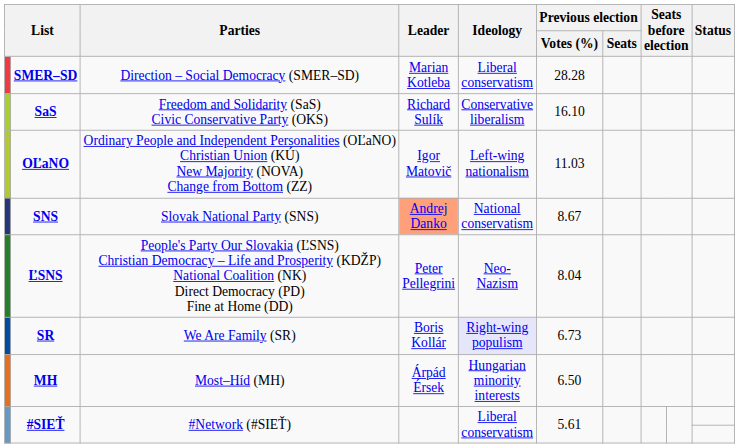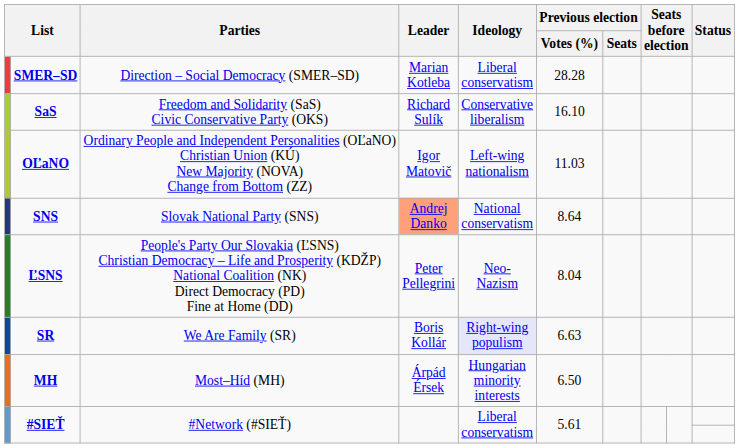(569, 216) 8.67 -> (569, 216) 8.64
(569, 335) 6.73 -> (569, 335) 6.63
